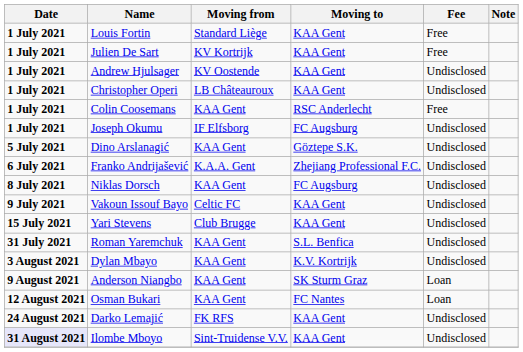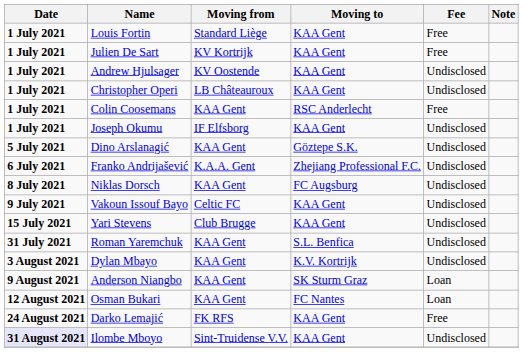(325, 128) FC Augsburg -> (319, 128) KAA Gent
(456, 318) Undisclosed -> (437, 318) Free
